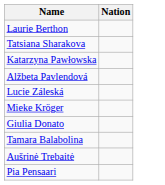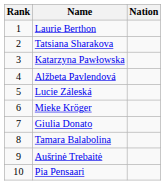+ column: (18, 12)
